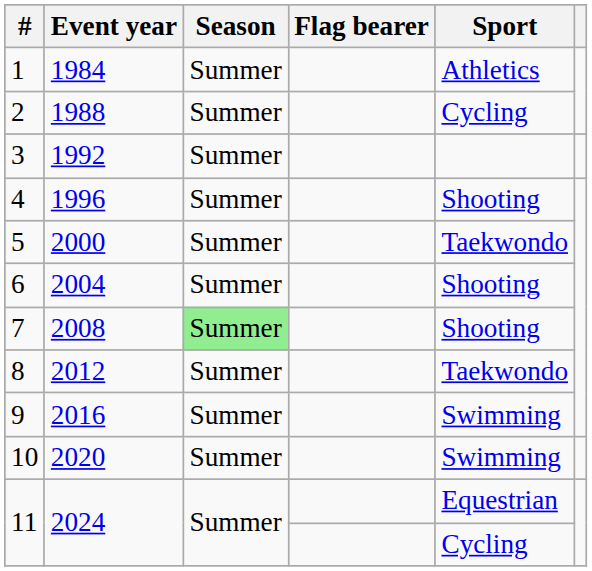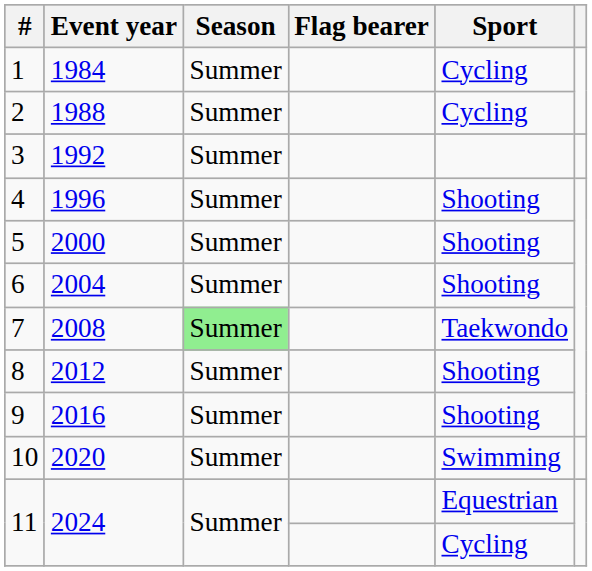(491, 69) Athletics -> (485, 69) Cycling
(505, 241) Taekwondo -> (491, 241) Shooting
(491, 328) Shooting -> (505, 328) Taekwondo
(505, 371) Taekwondo -> (491, 371) Shooting
(501, 414) Swimming -> (491, 414) Shooting
